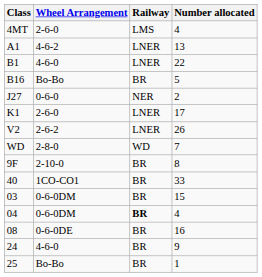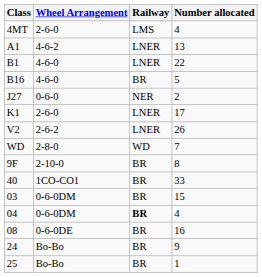(50, 79) Bo-Bo -> (47, 79) 4-6-0
(47, 247) 4-6-0 -> (50, 247) Bo-Bo
